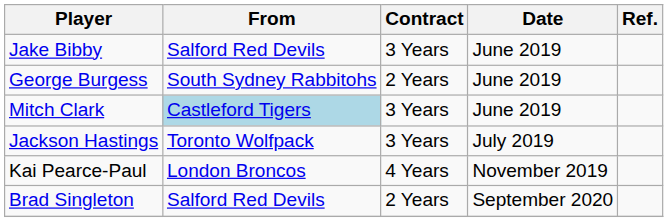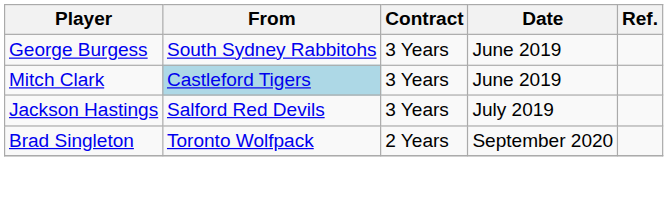- row: (56, 49)
(417, 79) 2 Years -> (417, 49) 3 Years
(240, 140) Toronto Wolfpack -> (246, 110) Salford Red Devils
- row: (78, 170)
(246, 200) Salford Red Devils -> (240, 140) Toronto Wolfpack
